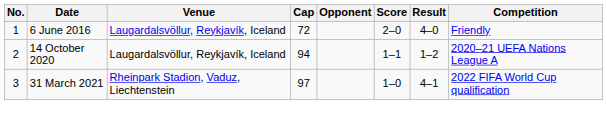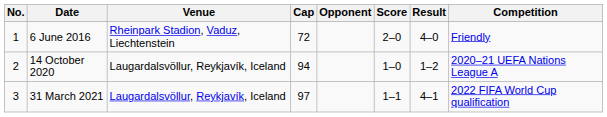(198, 30) Laugardalsvöllur, Reykjavík, Iceland -> (175, 36) Rheinpark Stadion, Vaduz, Liechtenstein
(392, 54) 1–1 -> (392, 66) 1–0
(175, 84) Rheinpark Stadion, Vaduz, Liechtenstein -> (198, 96) Laugardalsvöllur, Reykjavík, Iceland
(392, 84) 1–0 -> (392, 96) 1–1
